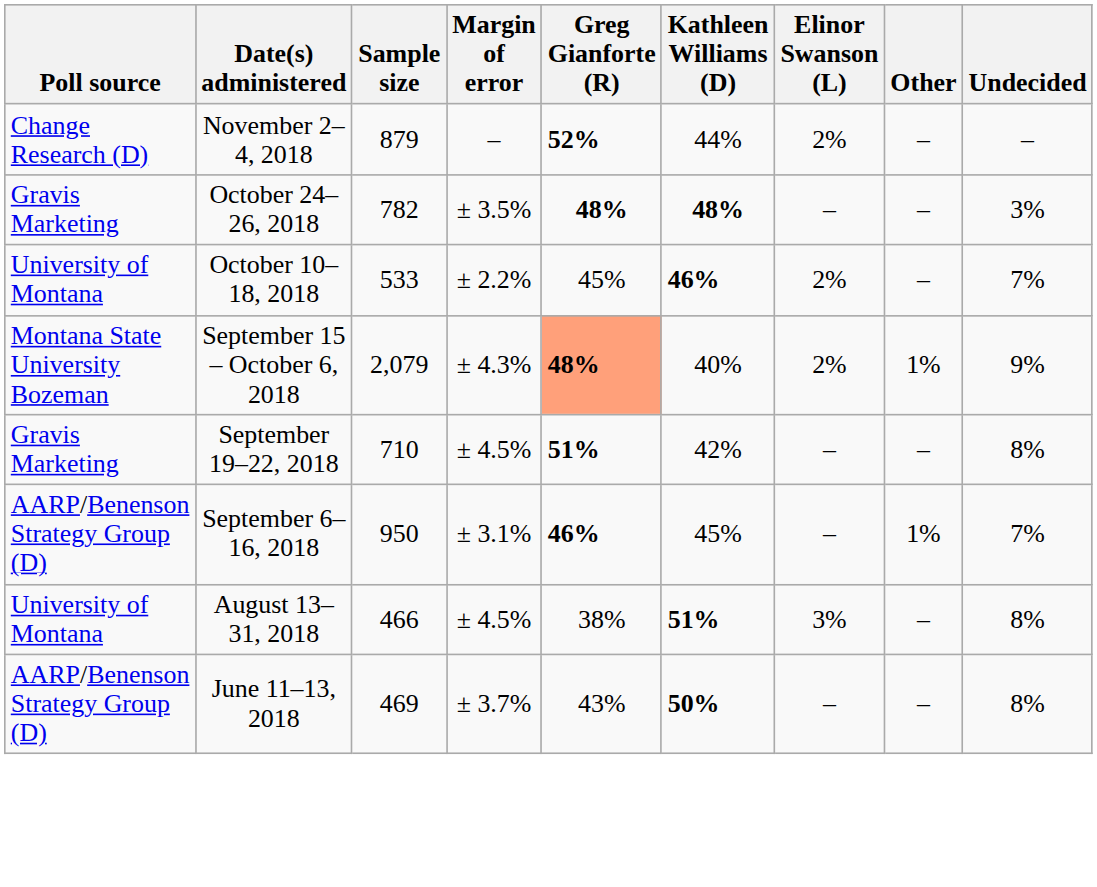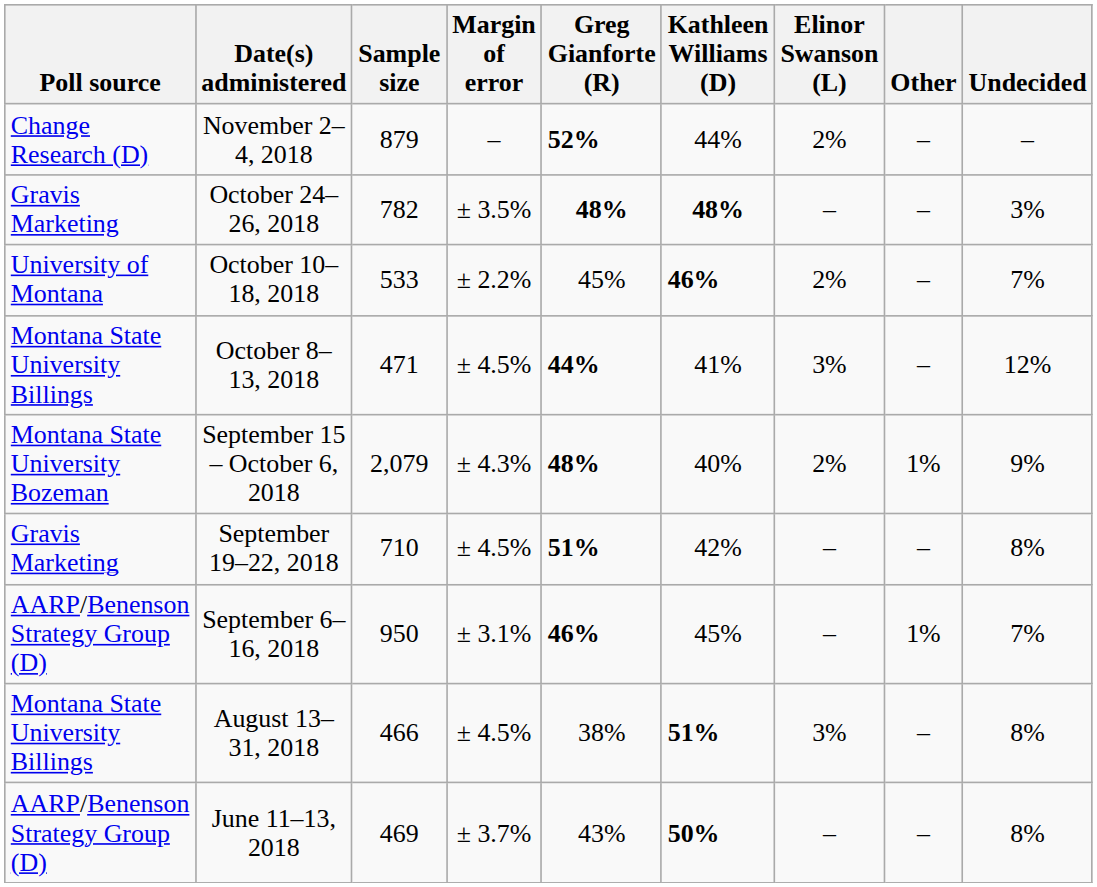+ row: (274, 364)
(574, 364) lightsalmon background -> (574, 463) no background
(80, 618) University of Montana -> (86, 732) Montana State University Billings
